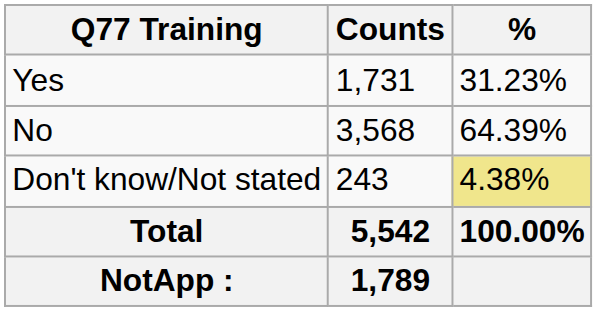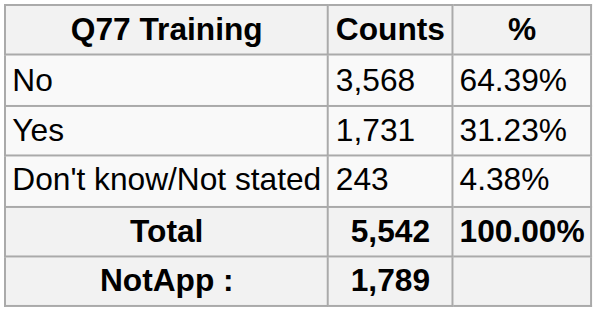rows swapped: (38, 79) <-> (33, 130)
(504, 180) khaki background -> (504, 180) no background
